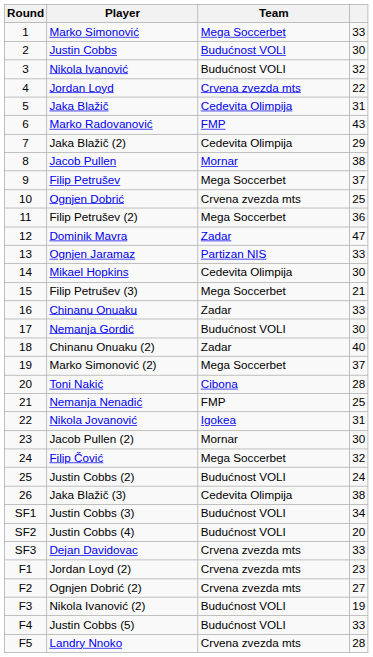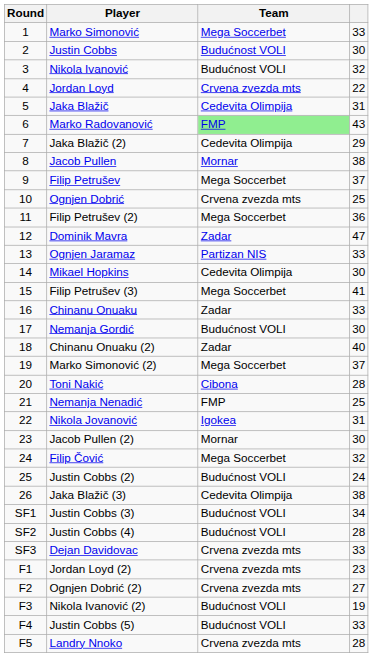(213, 124) no background -> (213, 124) lightgreen background
(359, 291) 21 -> (359, 291) 41
(359, 532) 20 -> (359, 532) 28
